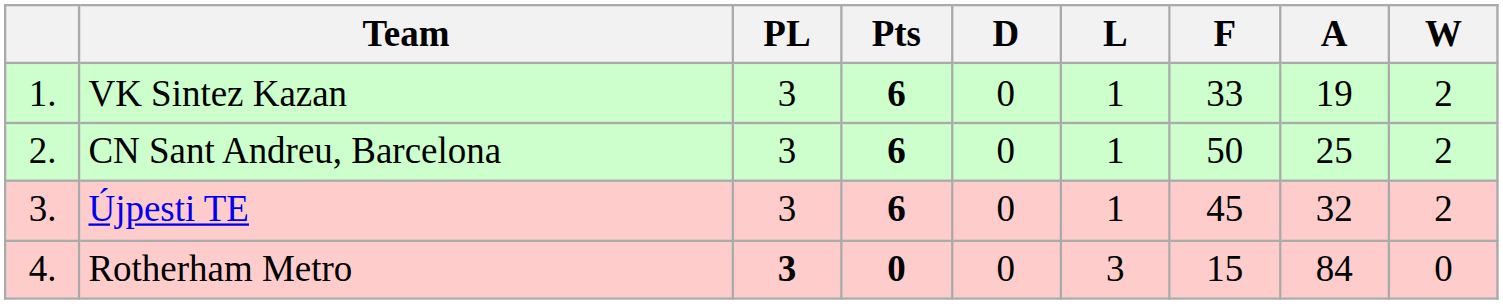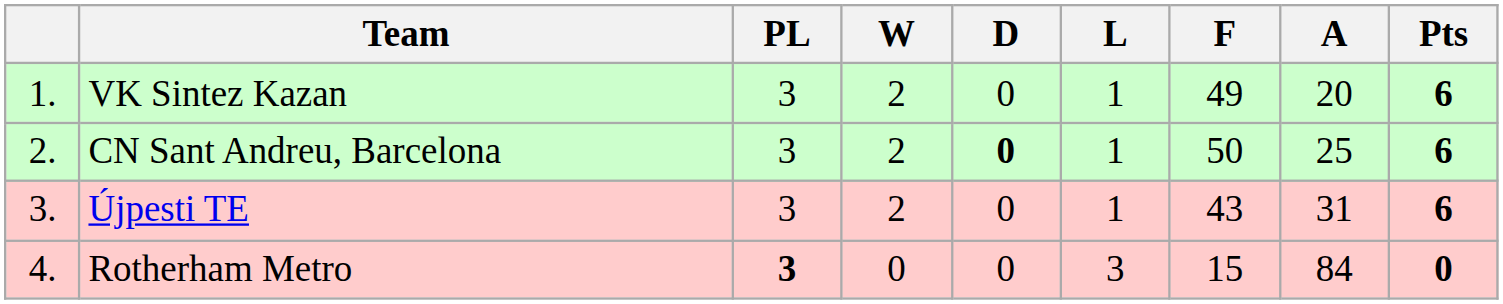columns swapped: (1444, 33) <-> (896, 33)
(1225, 92) 33 -> (1225, 92) 49
(1334, 92) 19 -> (1334, 92) 20
(1006, 151) normal -> (1006, 151) bold
(1225, 209) 45 -> (1225, 209) 43
(1334, 209) 32 -> (1334, 209) 31
